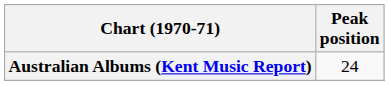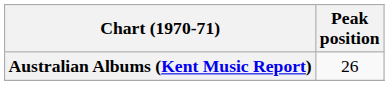(350, 66) 24 -> (350, 66) 26
